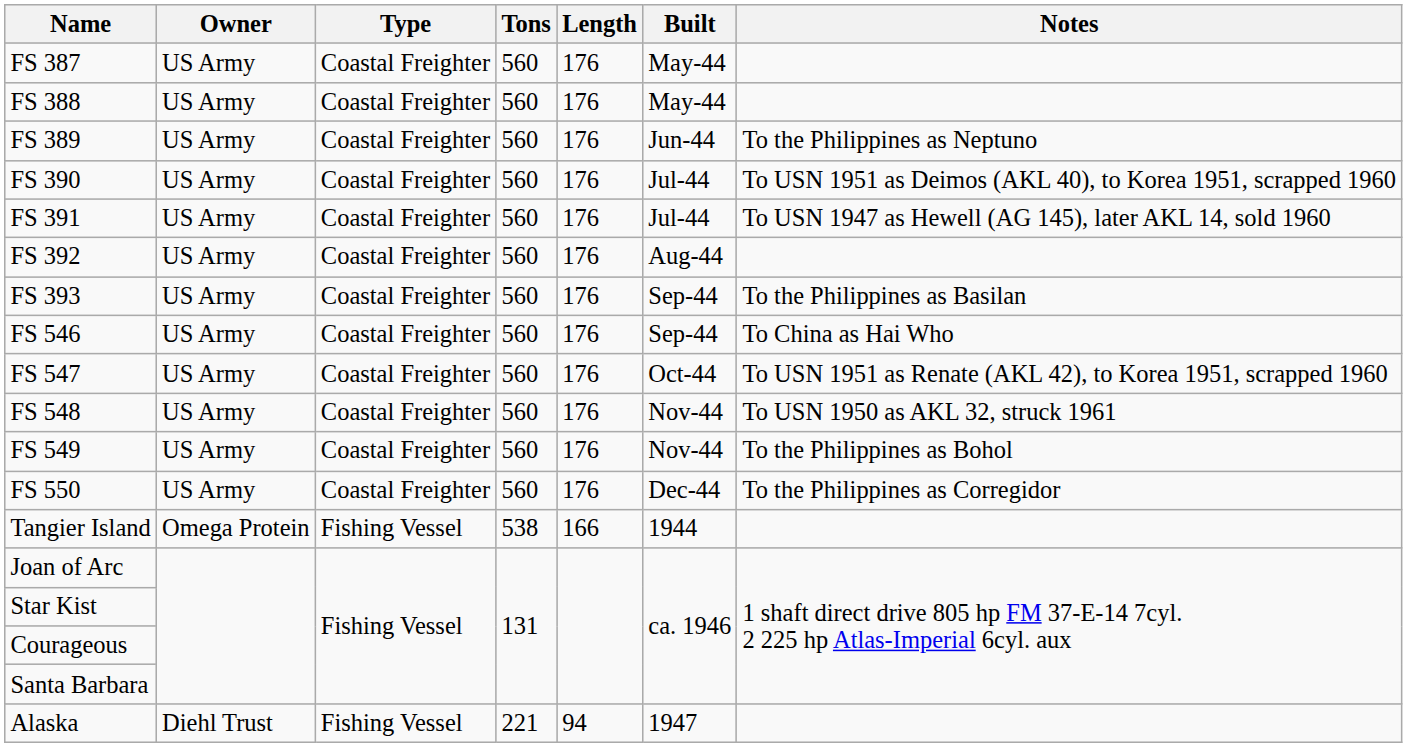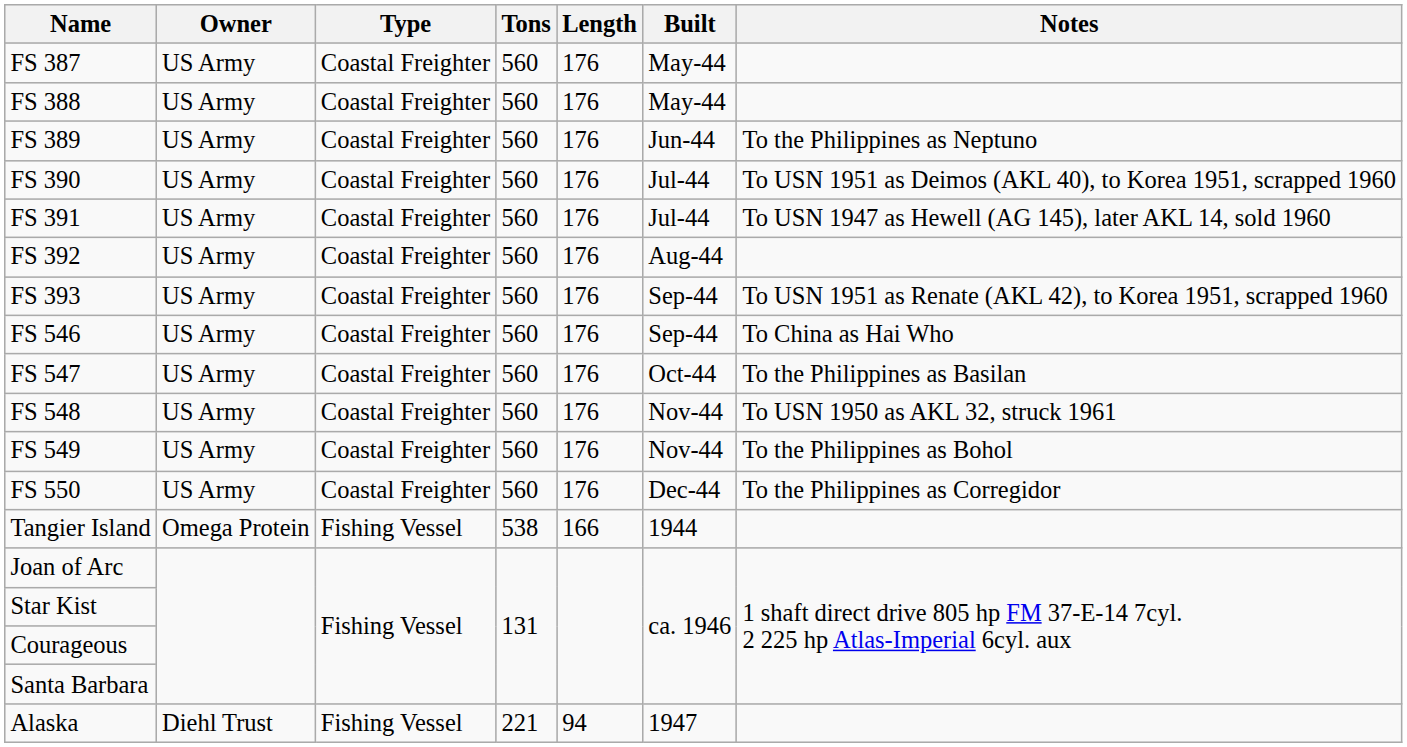(884, 295) To the Philippines as Basilan -> (1065, 295) To USN 1951 as Renate (AKL 42), to Korea 1951, scrapped 1960
(1065, 373) To USN 1951 as Renate (AKL 42), to Korea 1951, scrapped 1960 -> (884, 373) To the Philippines as Basilan
